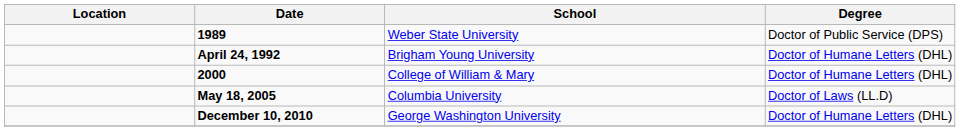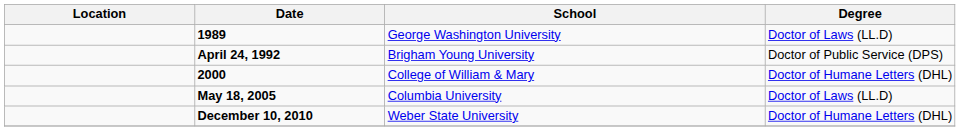(453, 34) Weber State University -> (474, 34) George Washington University
(855, 34) Doctor of Public Service (DPS) -> (830, 34) Doctor of Laws (LL.D)
(860, 55) Doctor of Humane Letters (DHL) -> (855, 55) Doctor of Public Service (DPS)
(474, 116) George Washington University -> (453, 116) Weber State University
